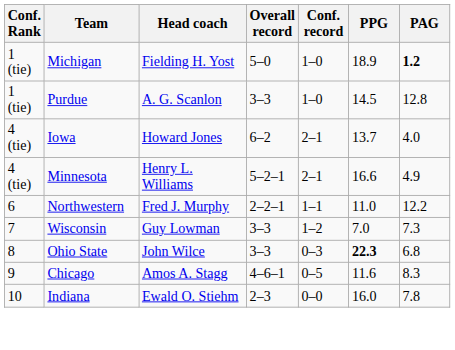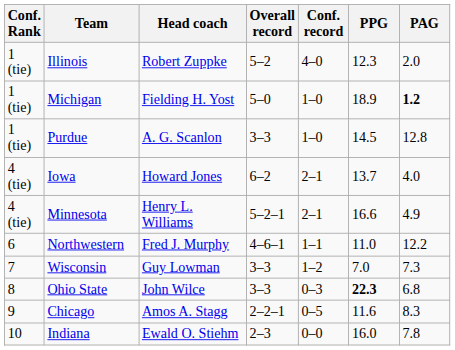+ row: (67, 61)
(267, 206) 2–2–1 -> (267, 244) 4–6–1
(267, 273) 4–6–1 -> (267, 311) 2–2–1
